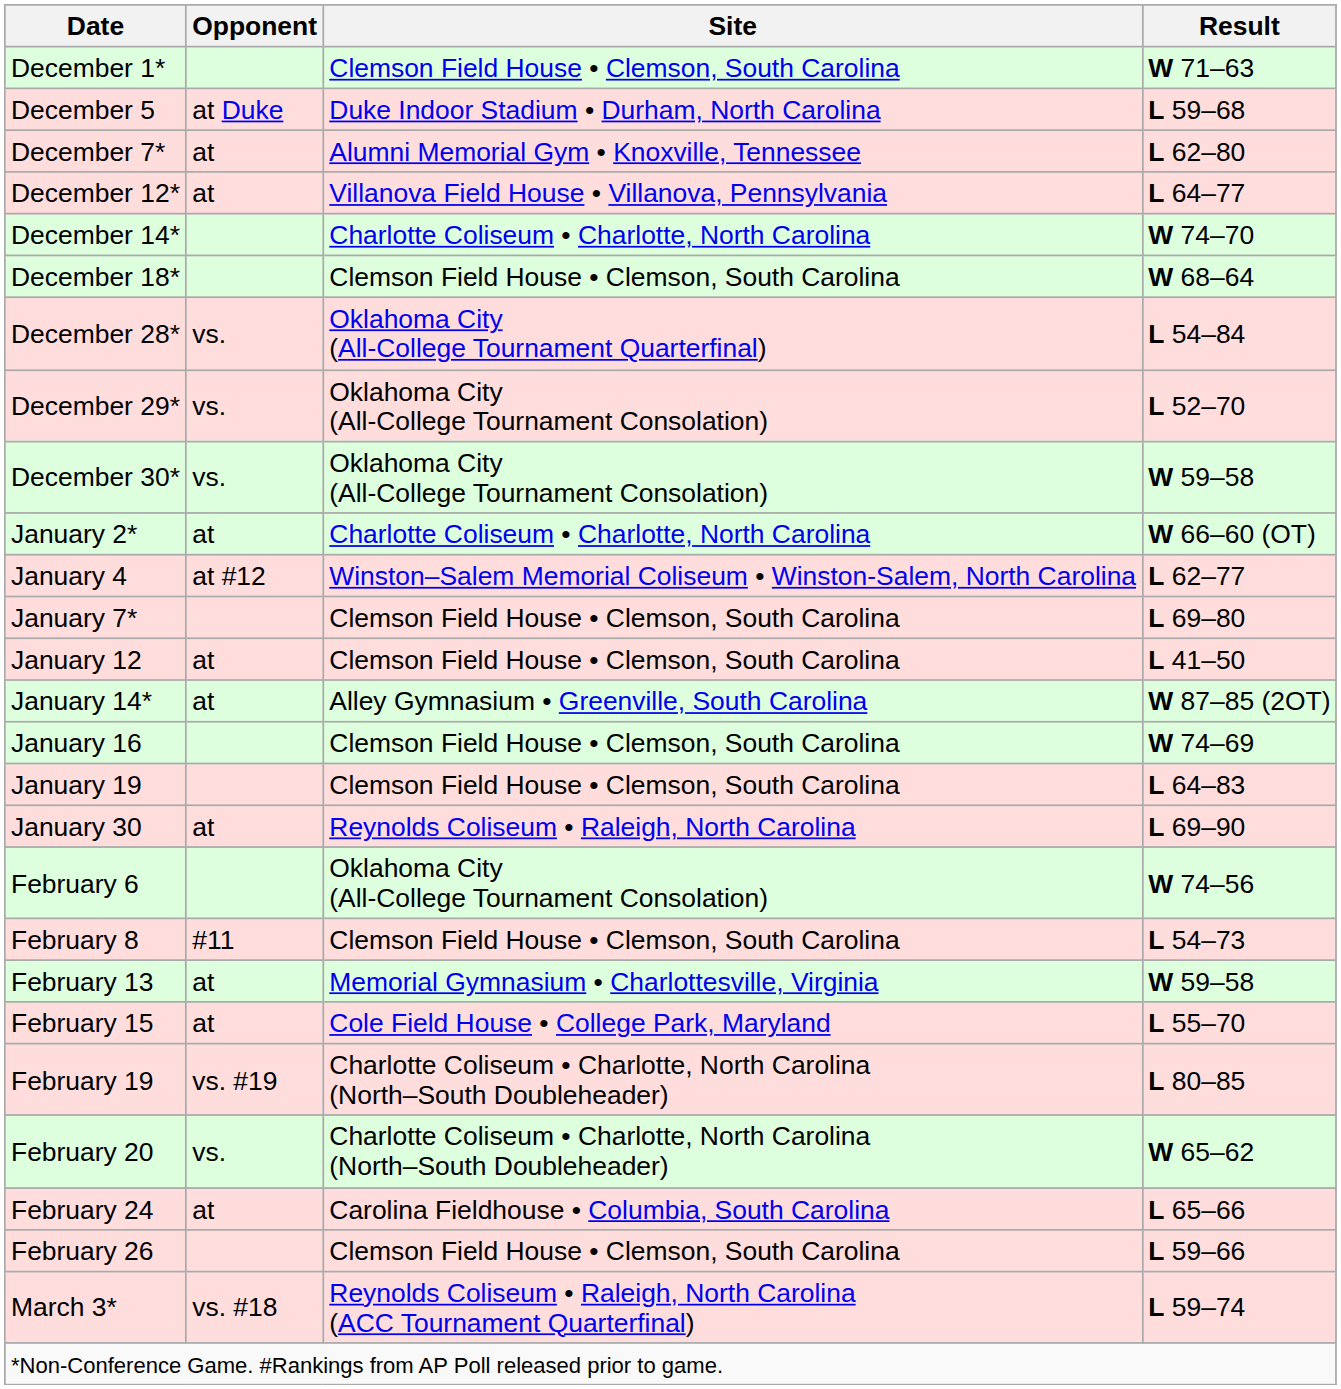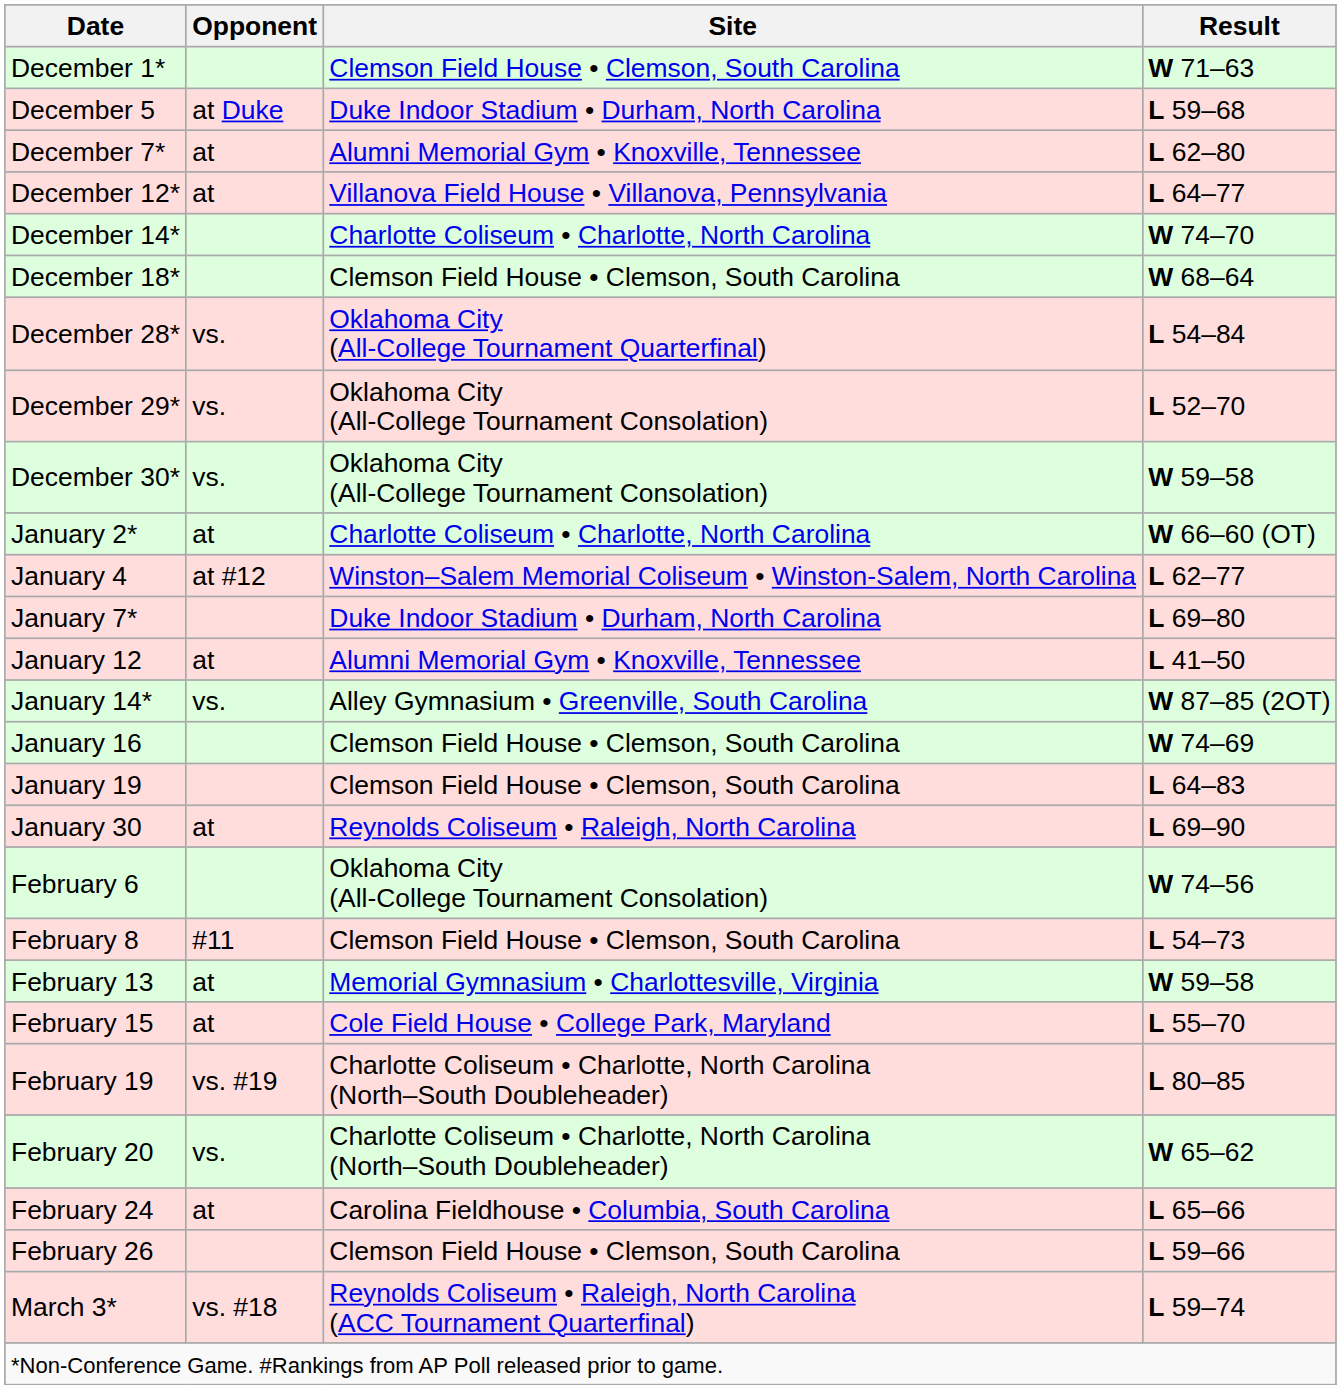(614, 617) Clemson Field House • Clemson, South Carolina -> (605, 617) Duke Indoor Stadium • Durham, North Carolina
(614, 659) Clemson Field House • Clemson, South Carolina -> (595, 659) Alumni Memorial Gym • Knoxville, Tennessee
(203, 701) at -> (209, 701) vs.
